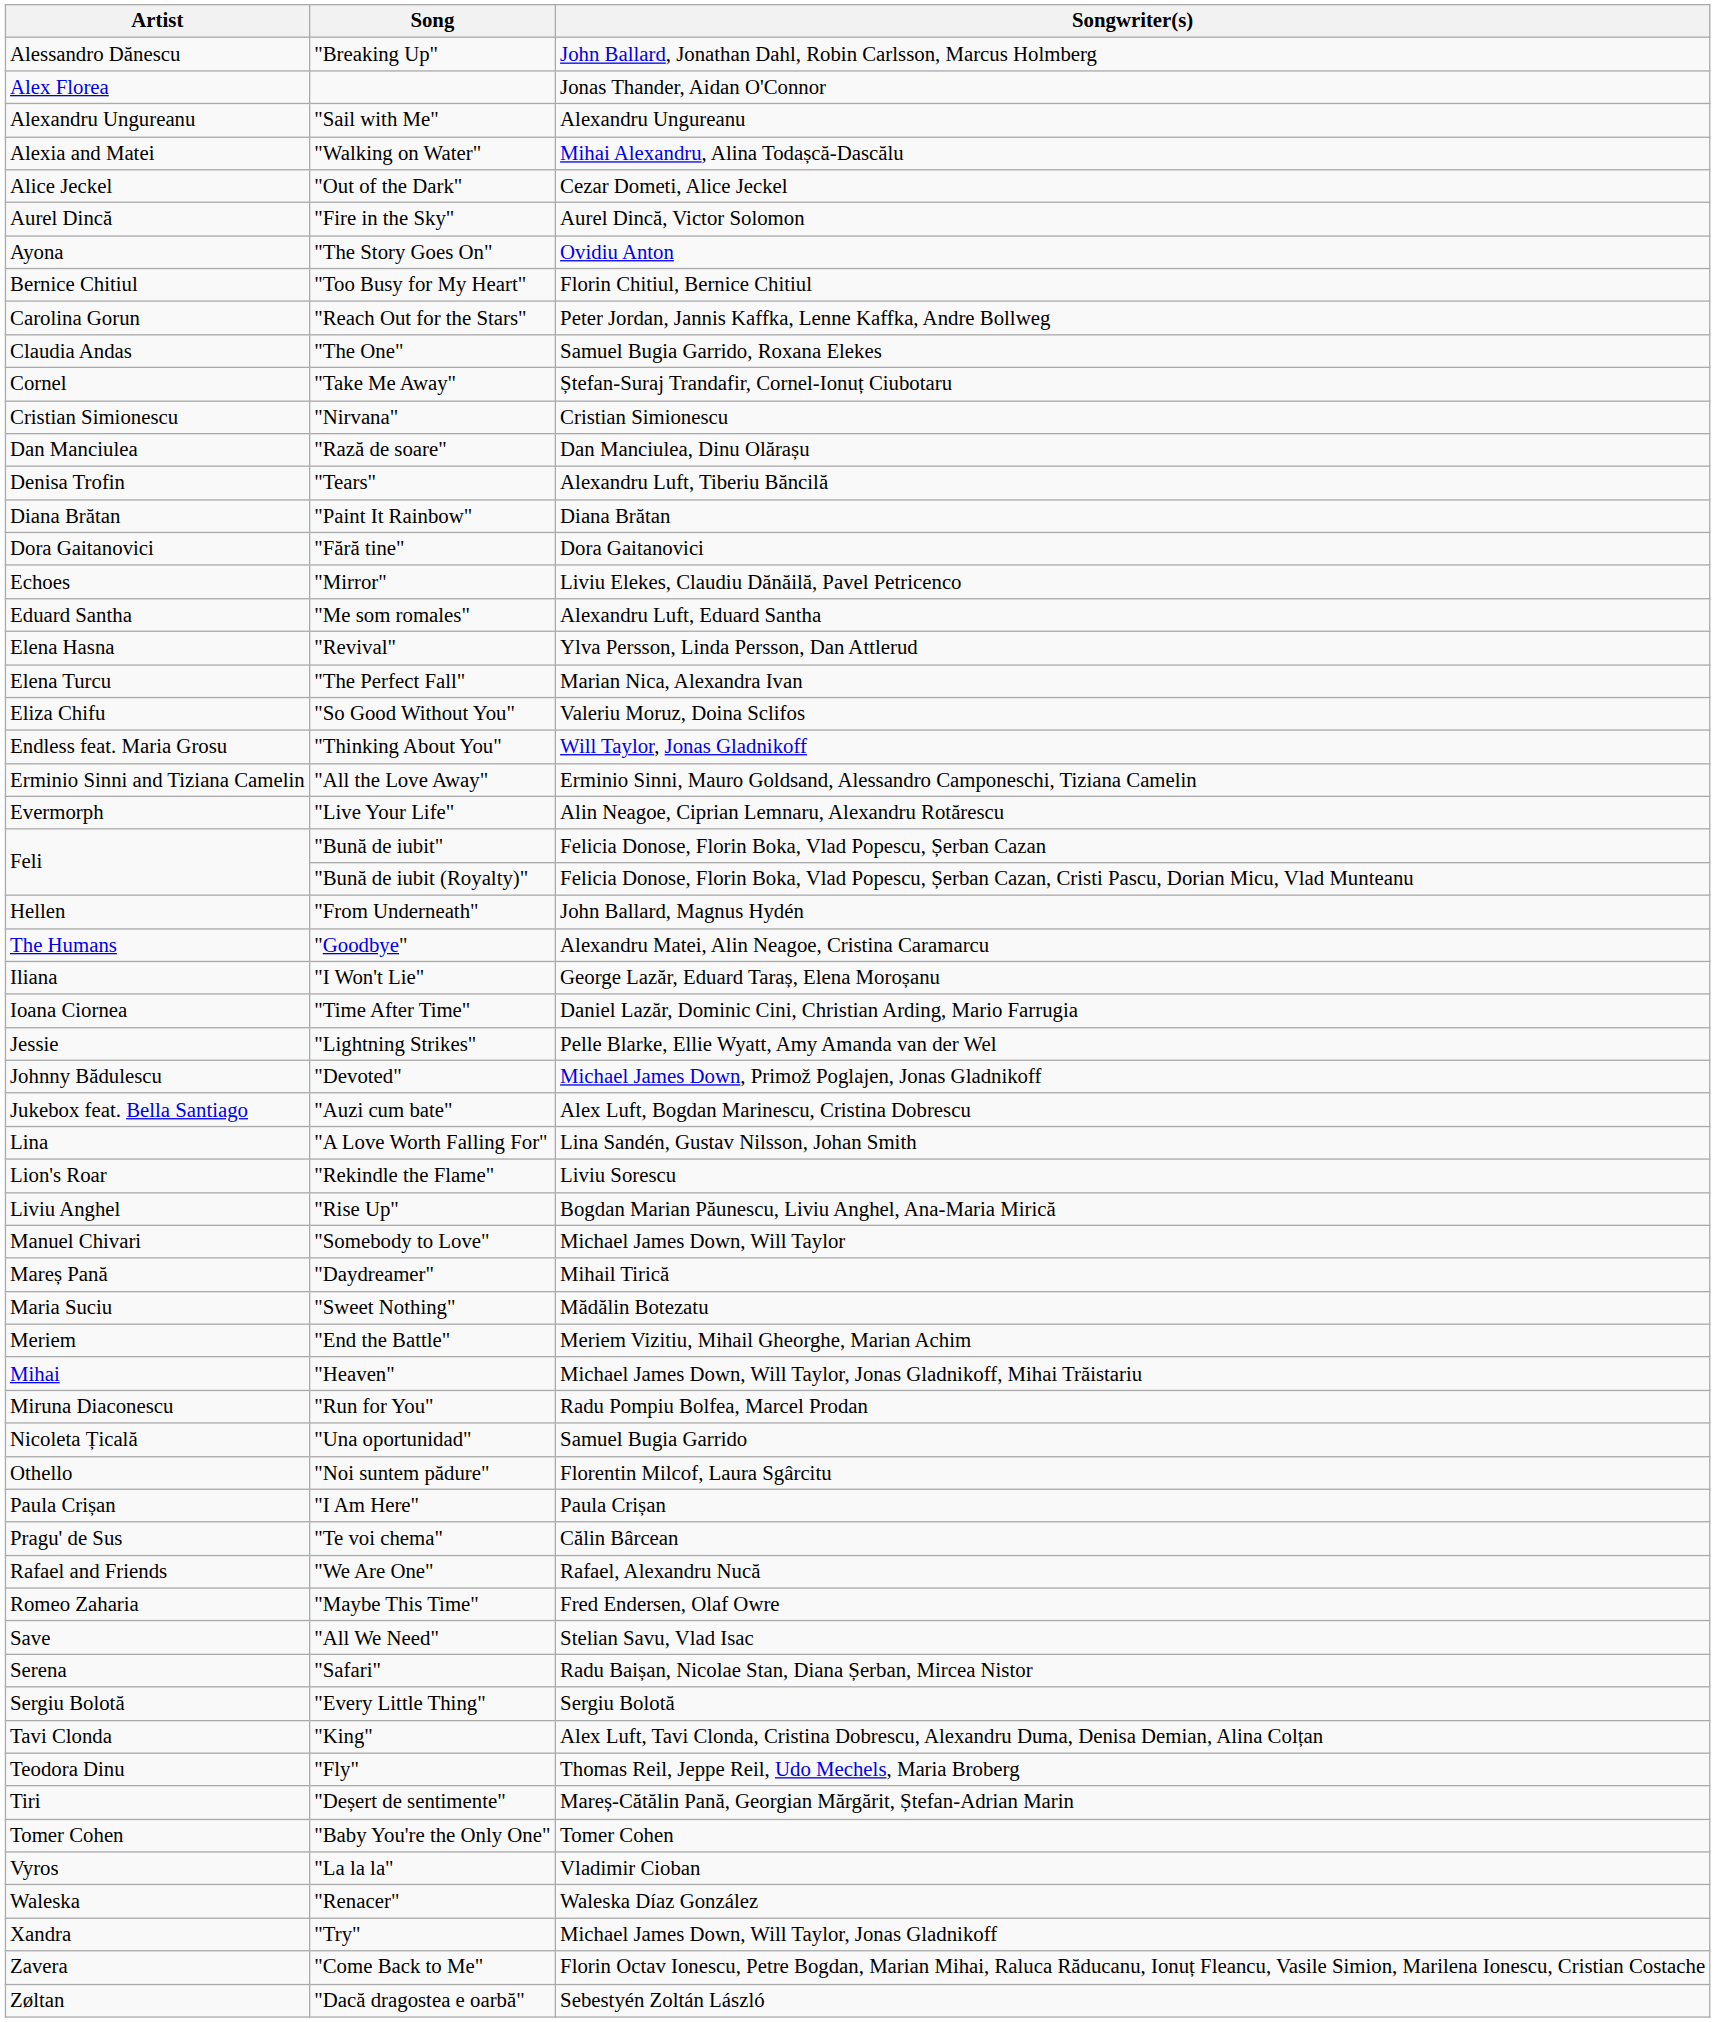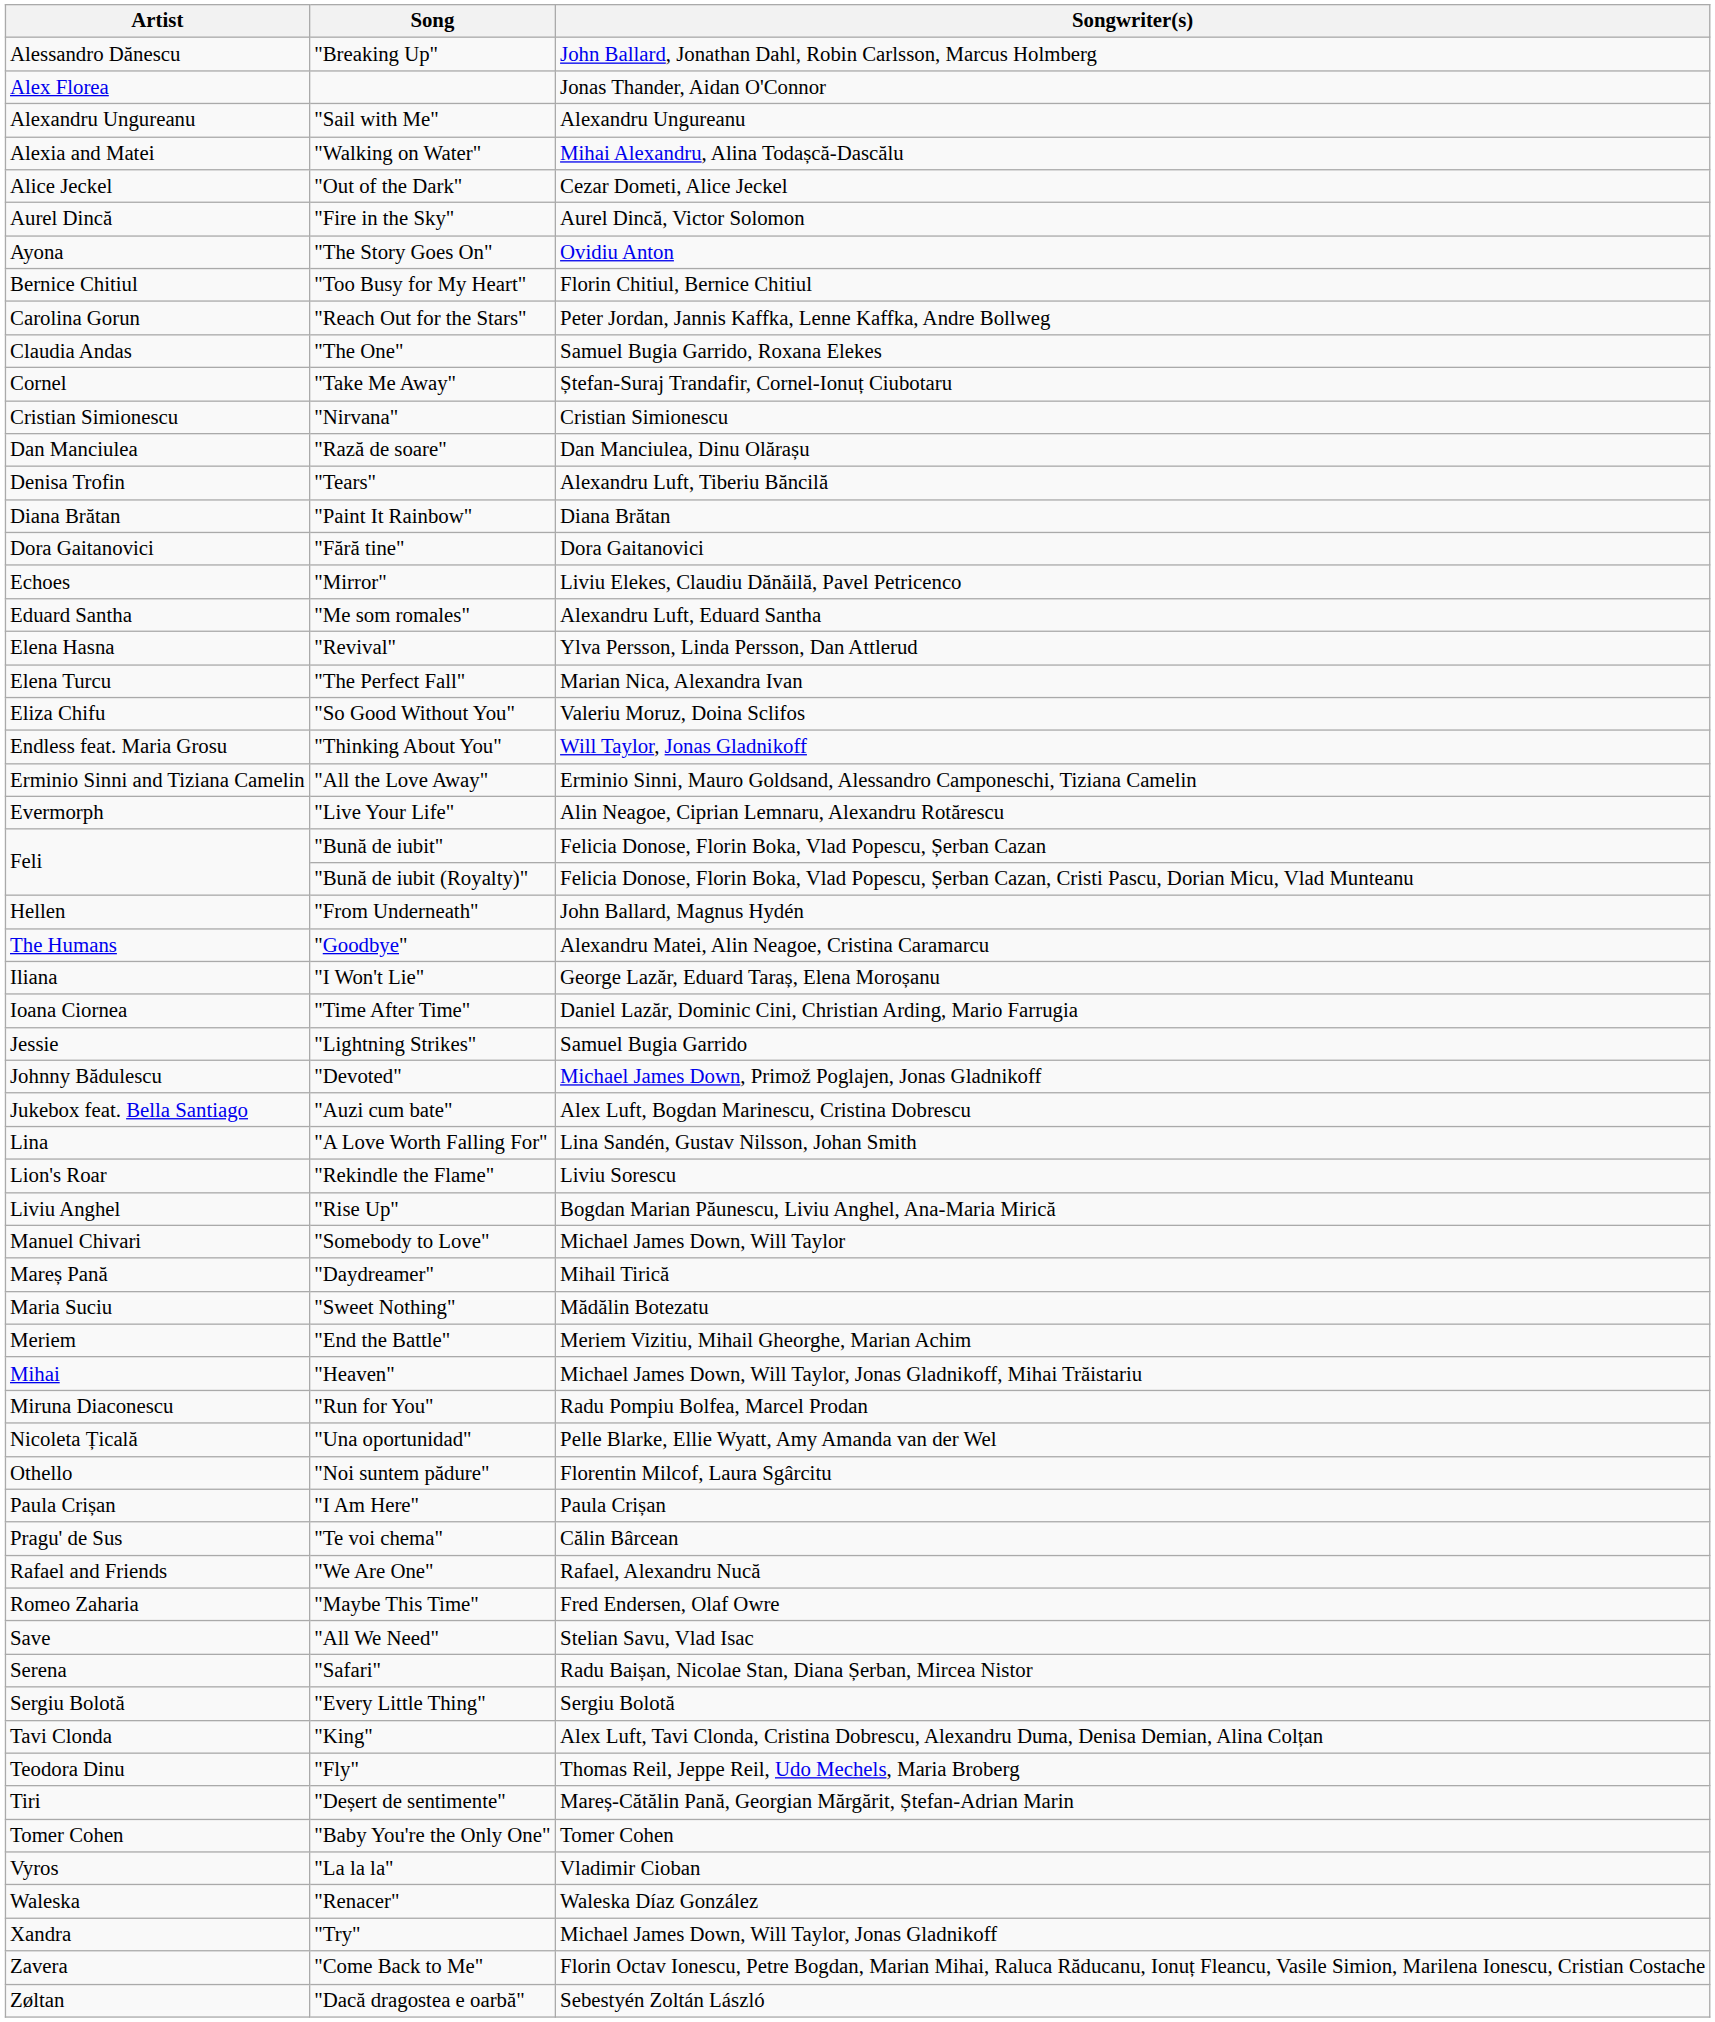(778, 1043) Pelle Blarke, Ellie Wyatt, Amy Amanda van der Wel -> (654, 1043) Samuel Bugia Garrido
(654, 1439) Samuel Bugia Garrido -> (778, 1439) Pelle Blarke, Ellie Wyatt, Amy Amanda van der Wel
